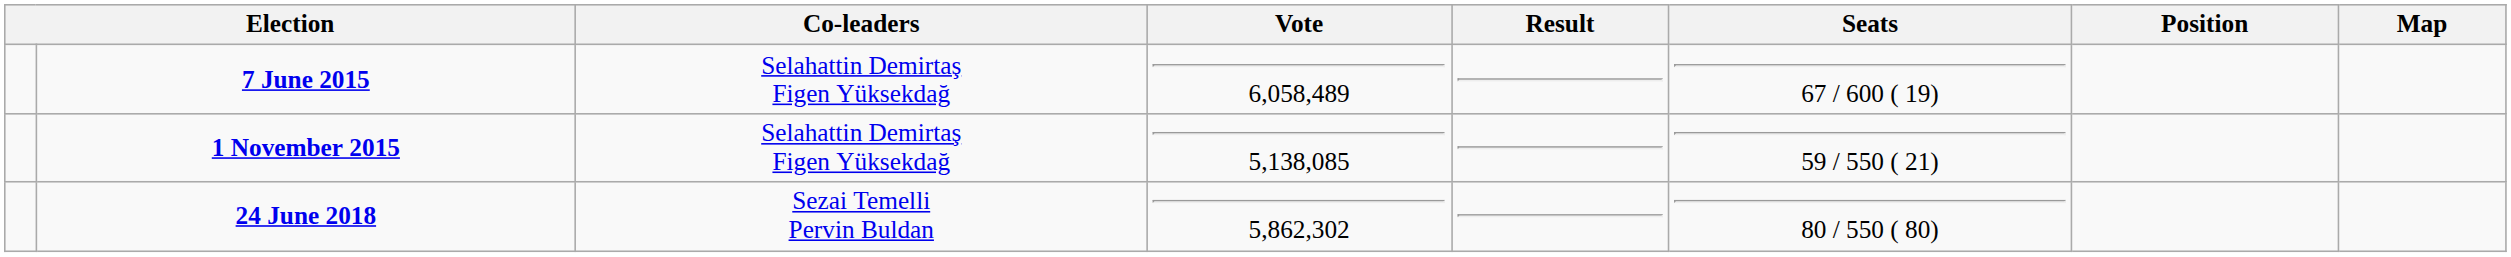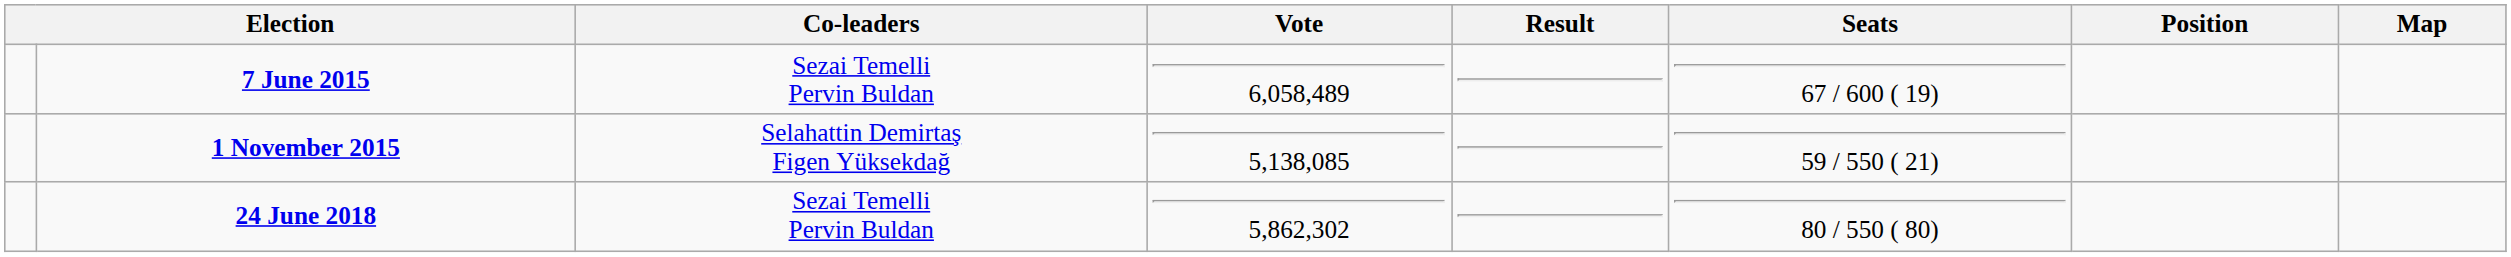(861, 78) Selahattin Demirtaş Figen Yüksekdağ -> (861, 78) Sezai Temelli Pervin Buldan
